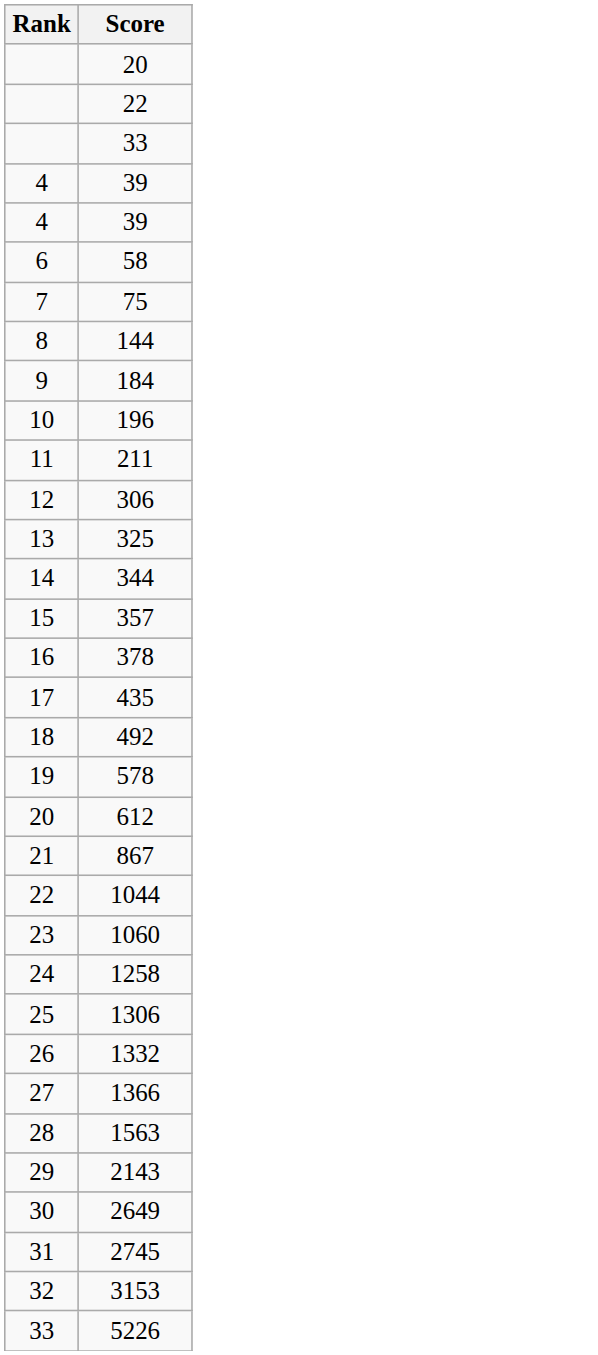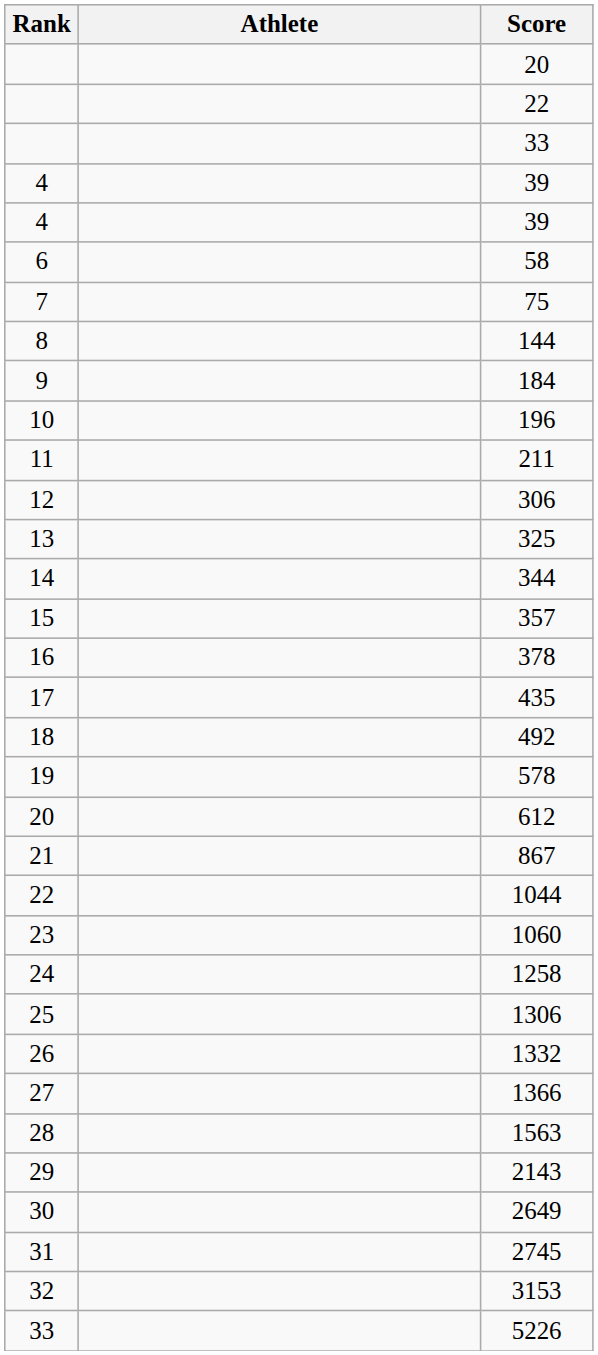+ column: (279, 24)
